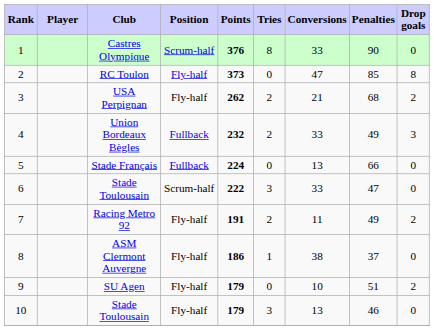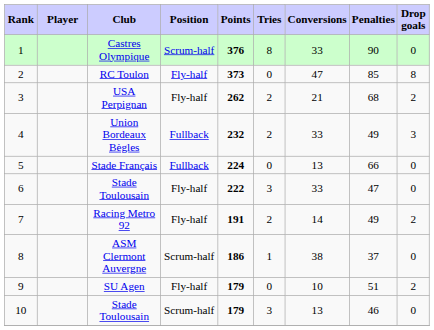(189, 189) Scrum-half -> (189, 189) Fly-half
(317, 219) 11 -> (317, 219) 14
(189, 256) Fly-half -> (189, 256) Scrum-half
(189, 310) Fly-half -> (189, 310) Scrum-half
